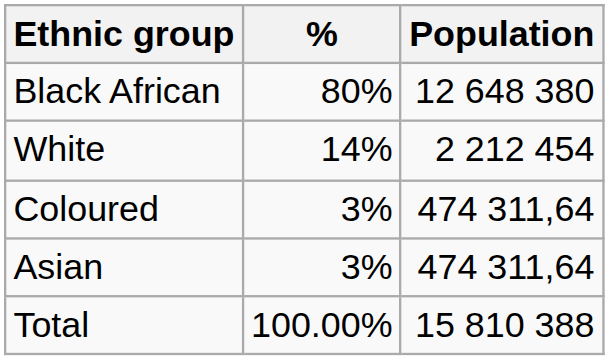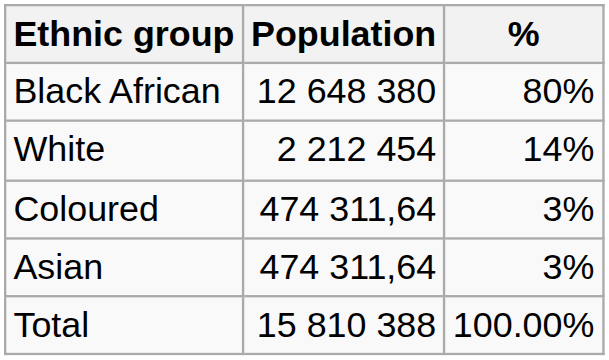columns swapped: (502, 33) <-> (322, 33)
